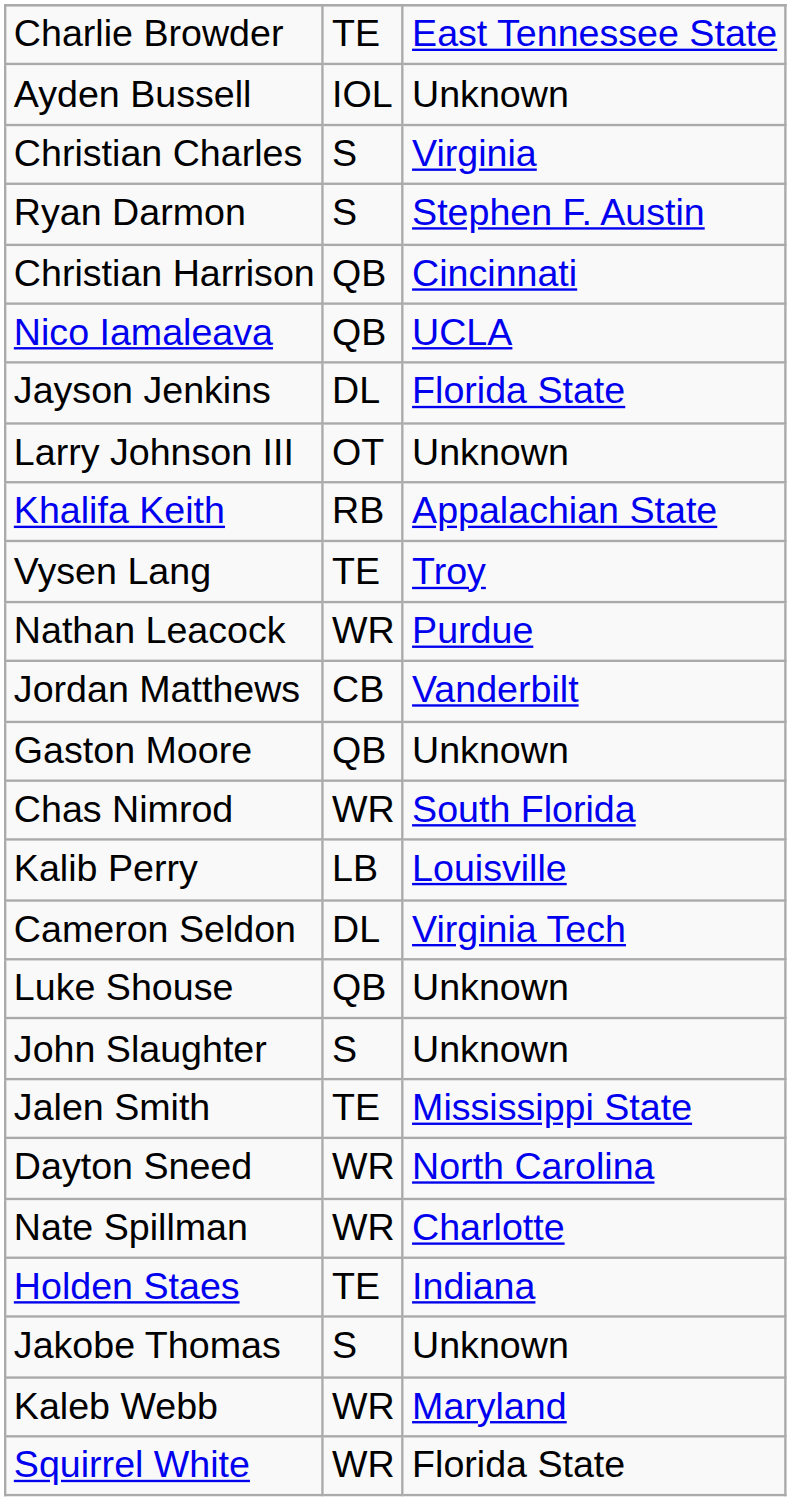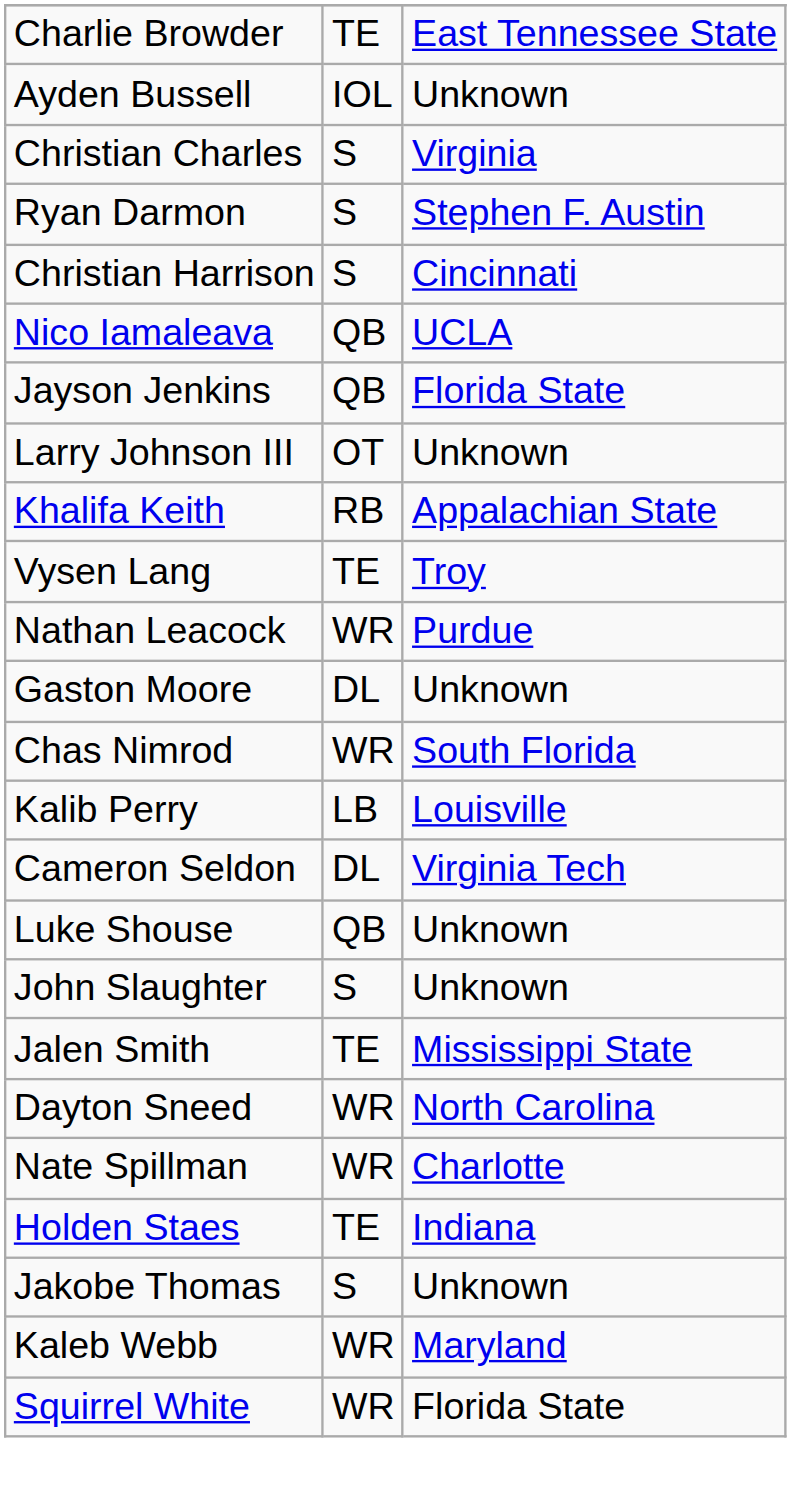(359, 272) QB -> (345, 272) S
(356, 392) DL -> (359, 392) QB
- row: (157, 690)
(359, 749) QB -> (356, 690) DL
